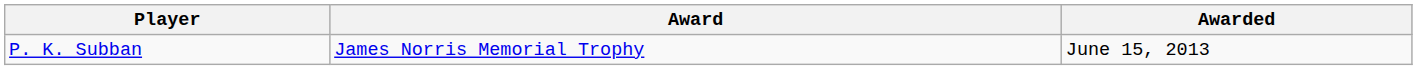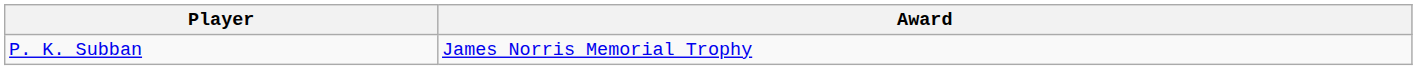- column: (1237, 20)
